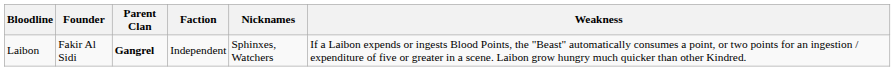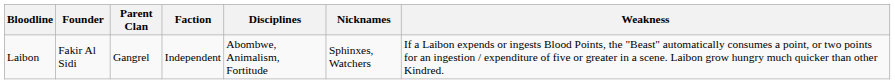+ column: (275, 19)
(134, 50) bold -> (131, 57) normal
